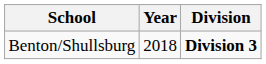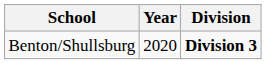(160, 44) 2018 -> (160, 44) 2020
